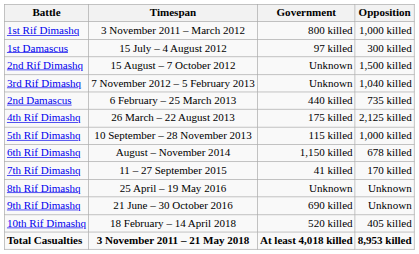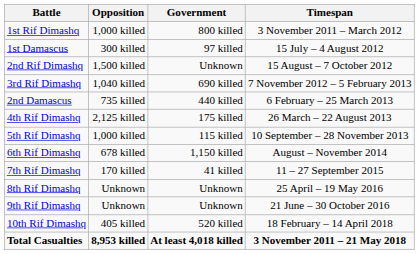columns swapped: (173, 13) <-> (385, 13)
(331, 83) Unknown -> (221, 83) 690 killed
(330, 205) 690 killed -> (221, 205) Unknown
